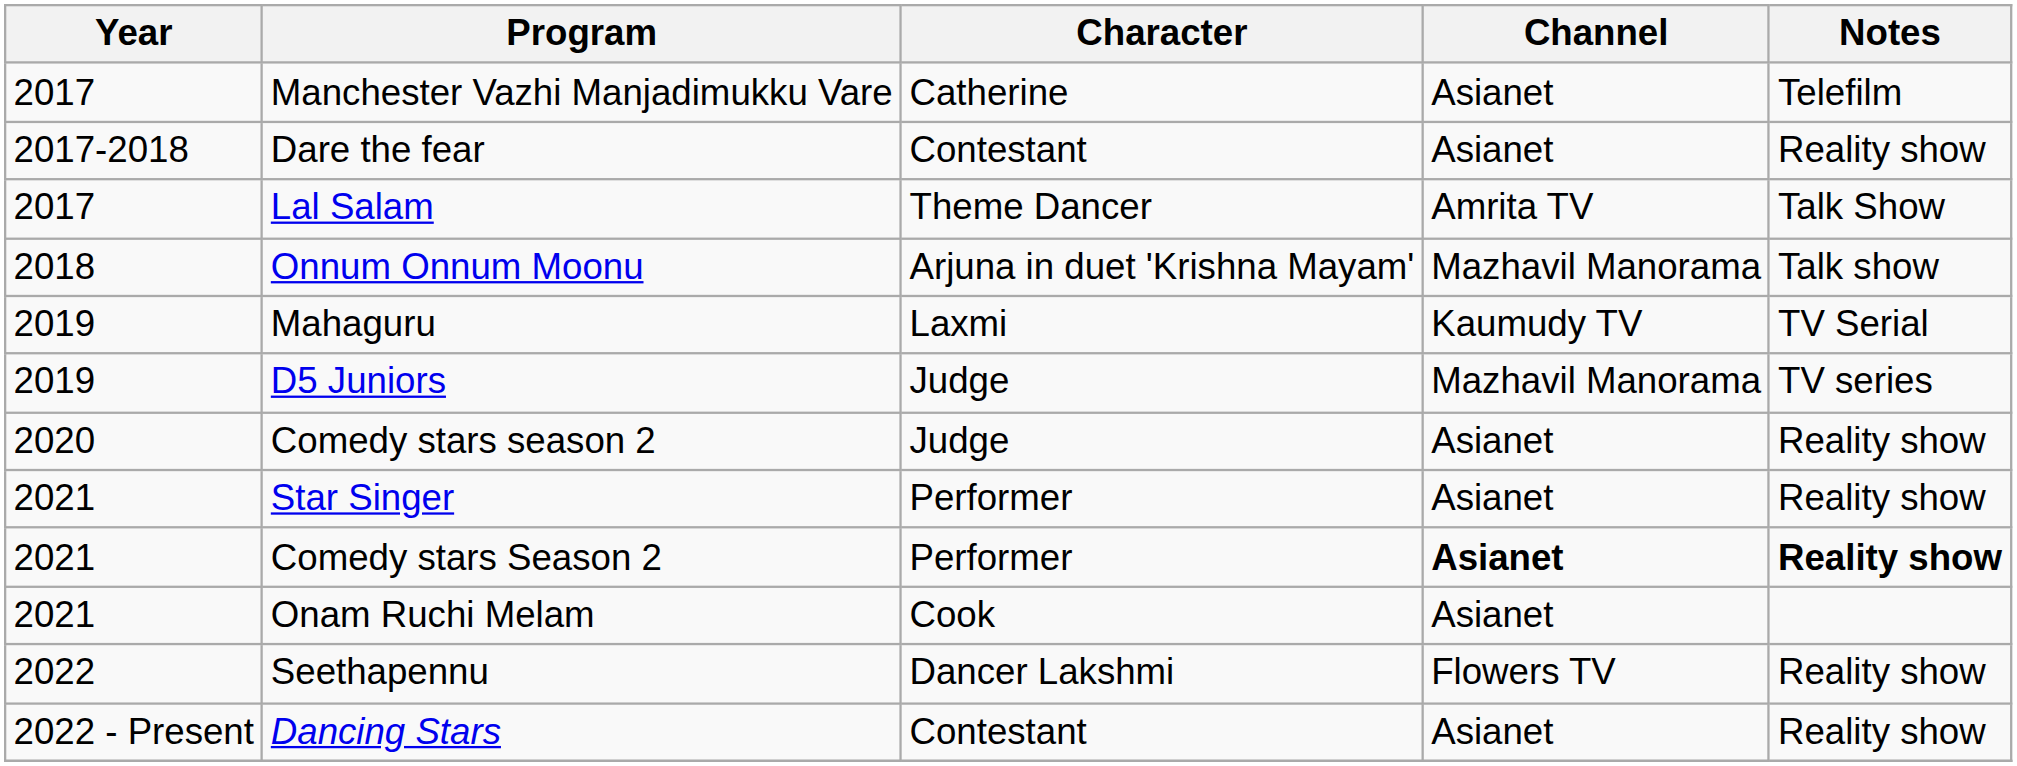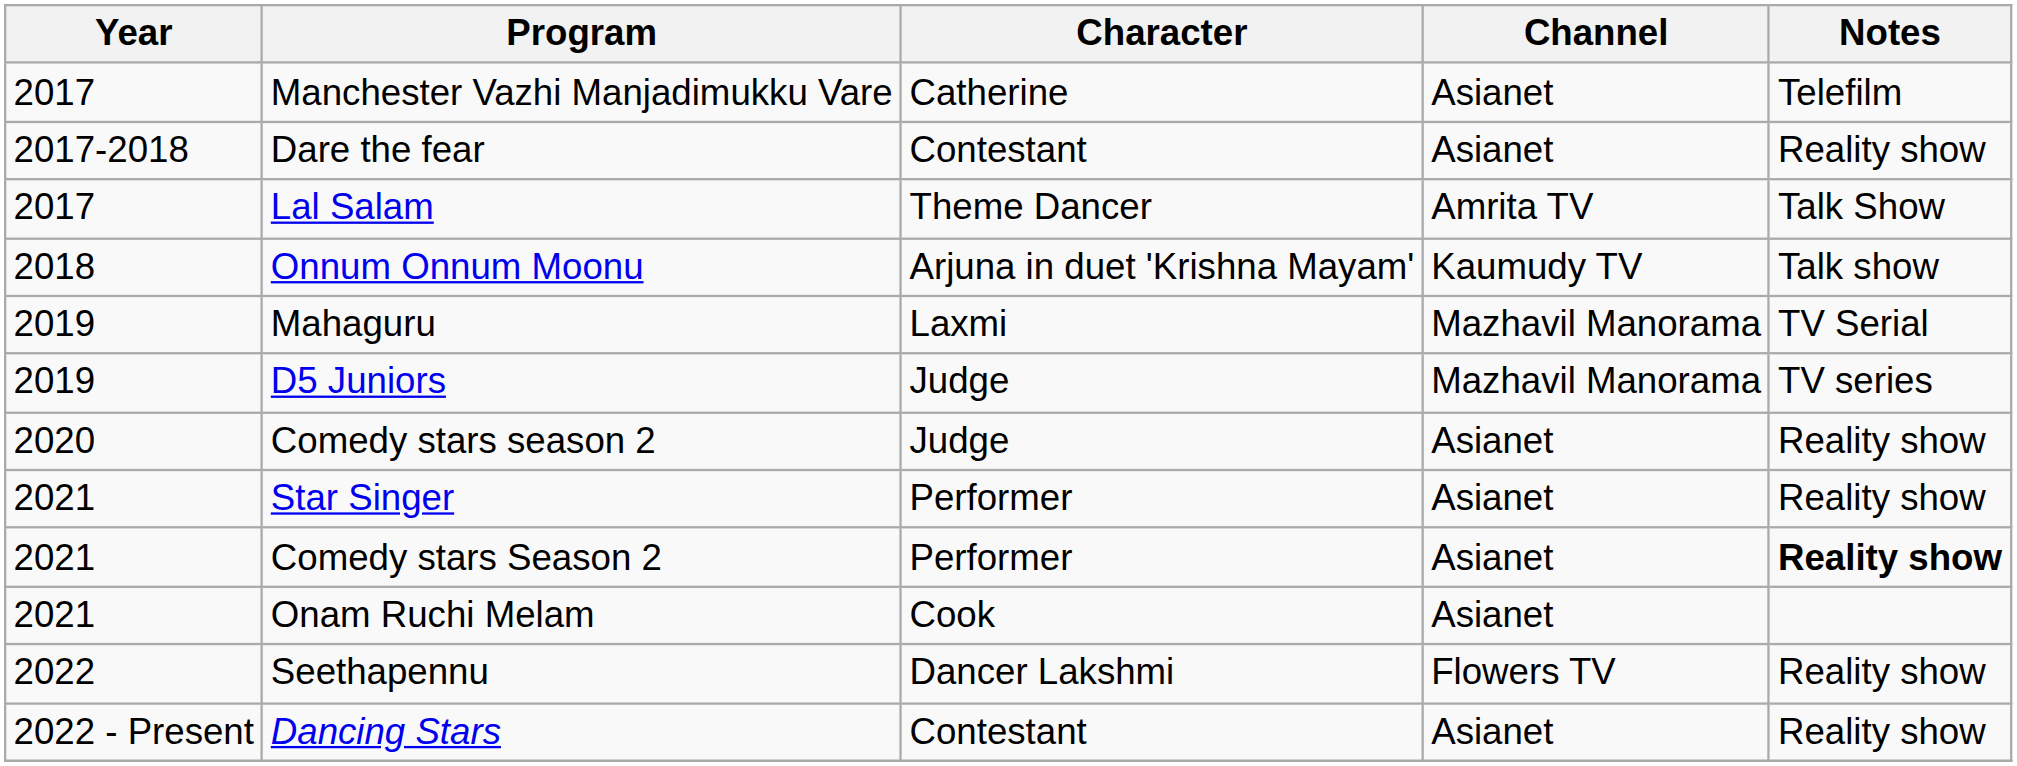(1596, 265) Mazhavil Manorama -> (1537, 265) Kaumudy TV
(1537, 324) Kaumudy TV -> (1596, 324) Mazhavil Manorama
(1497, 556) bold -> (1492, 556) normal
